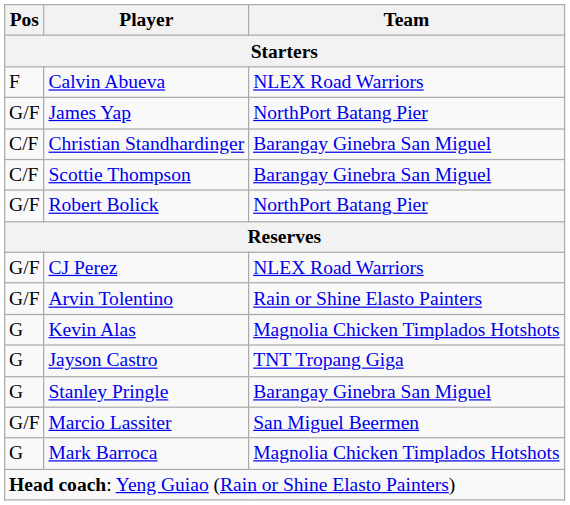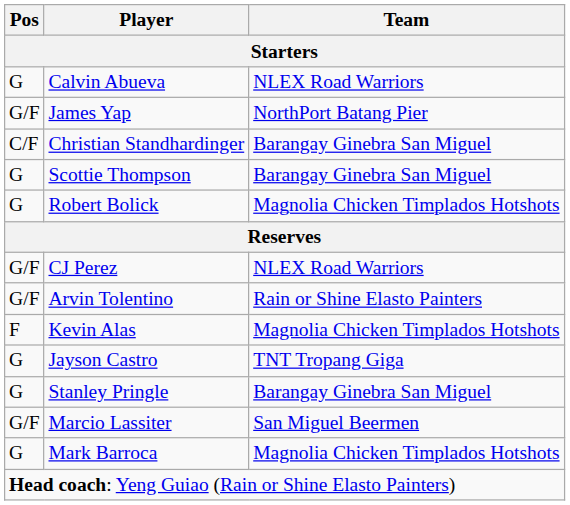(15, 81) F -> (16, 81) G
(24, 174) C/F -> (16, 174) G
(24, 205) G/F -> (16, 205) G
(340, 205) NorthPort Batang Pier -> (406, 205) Magnolia Chicken Timplados Hotshots
(16, 329) G -> (15, 329) F
